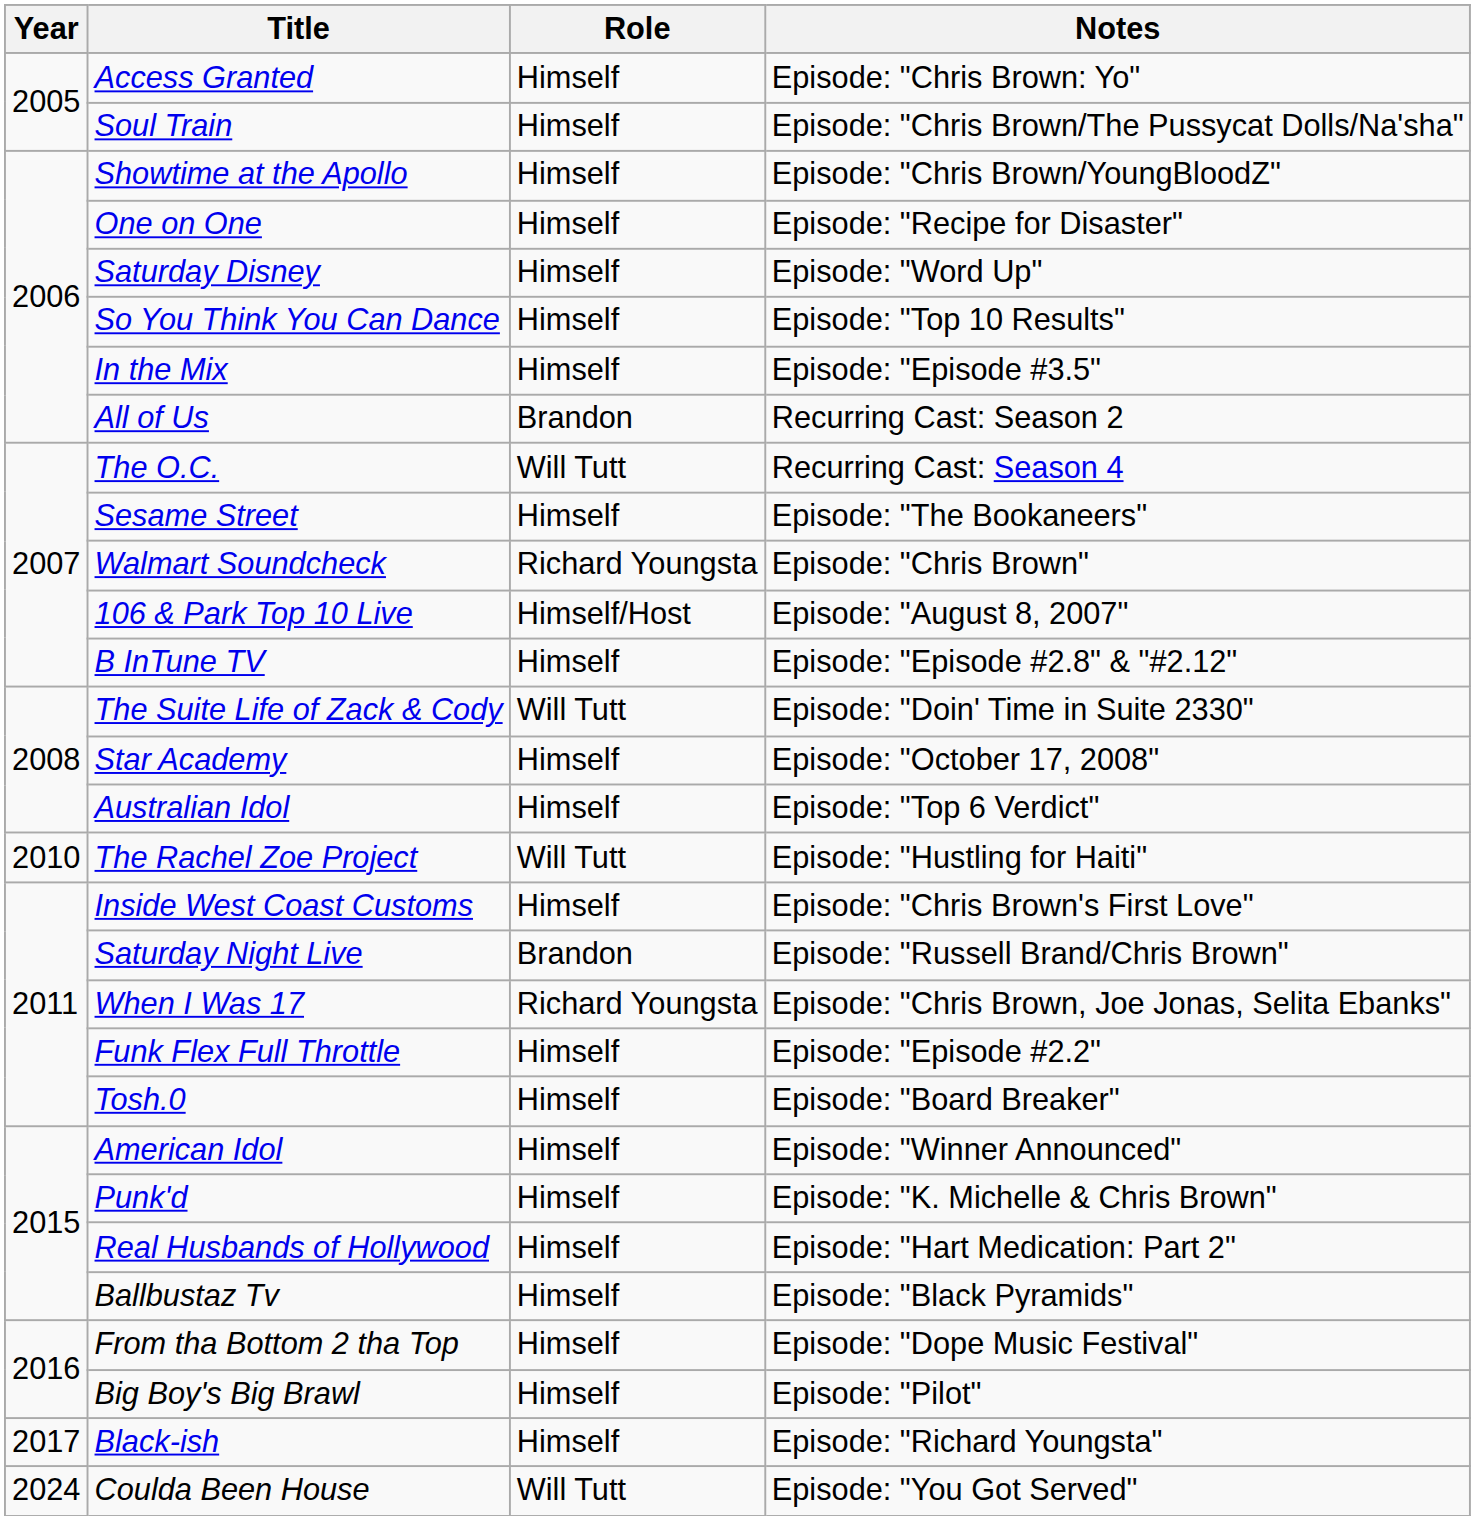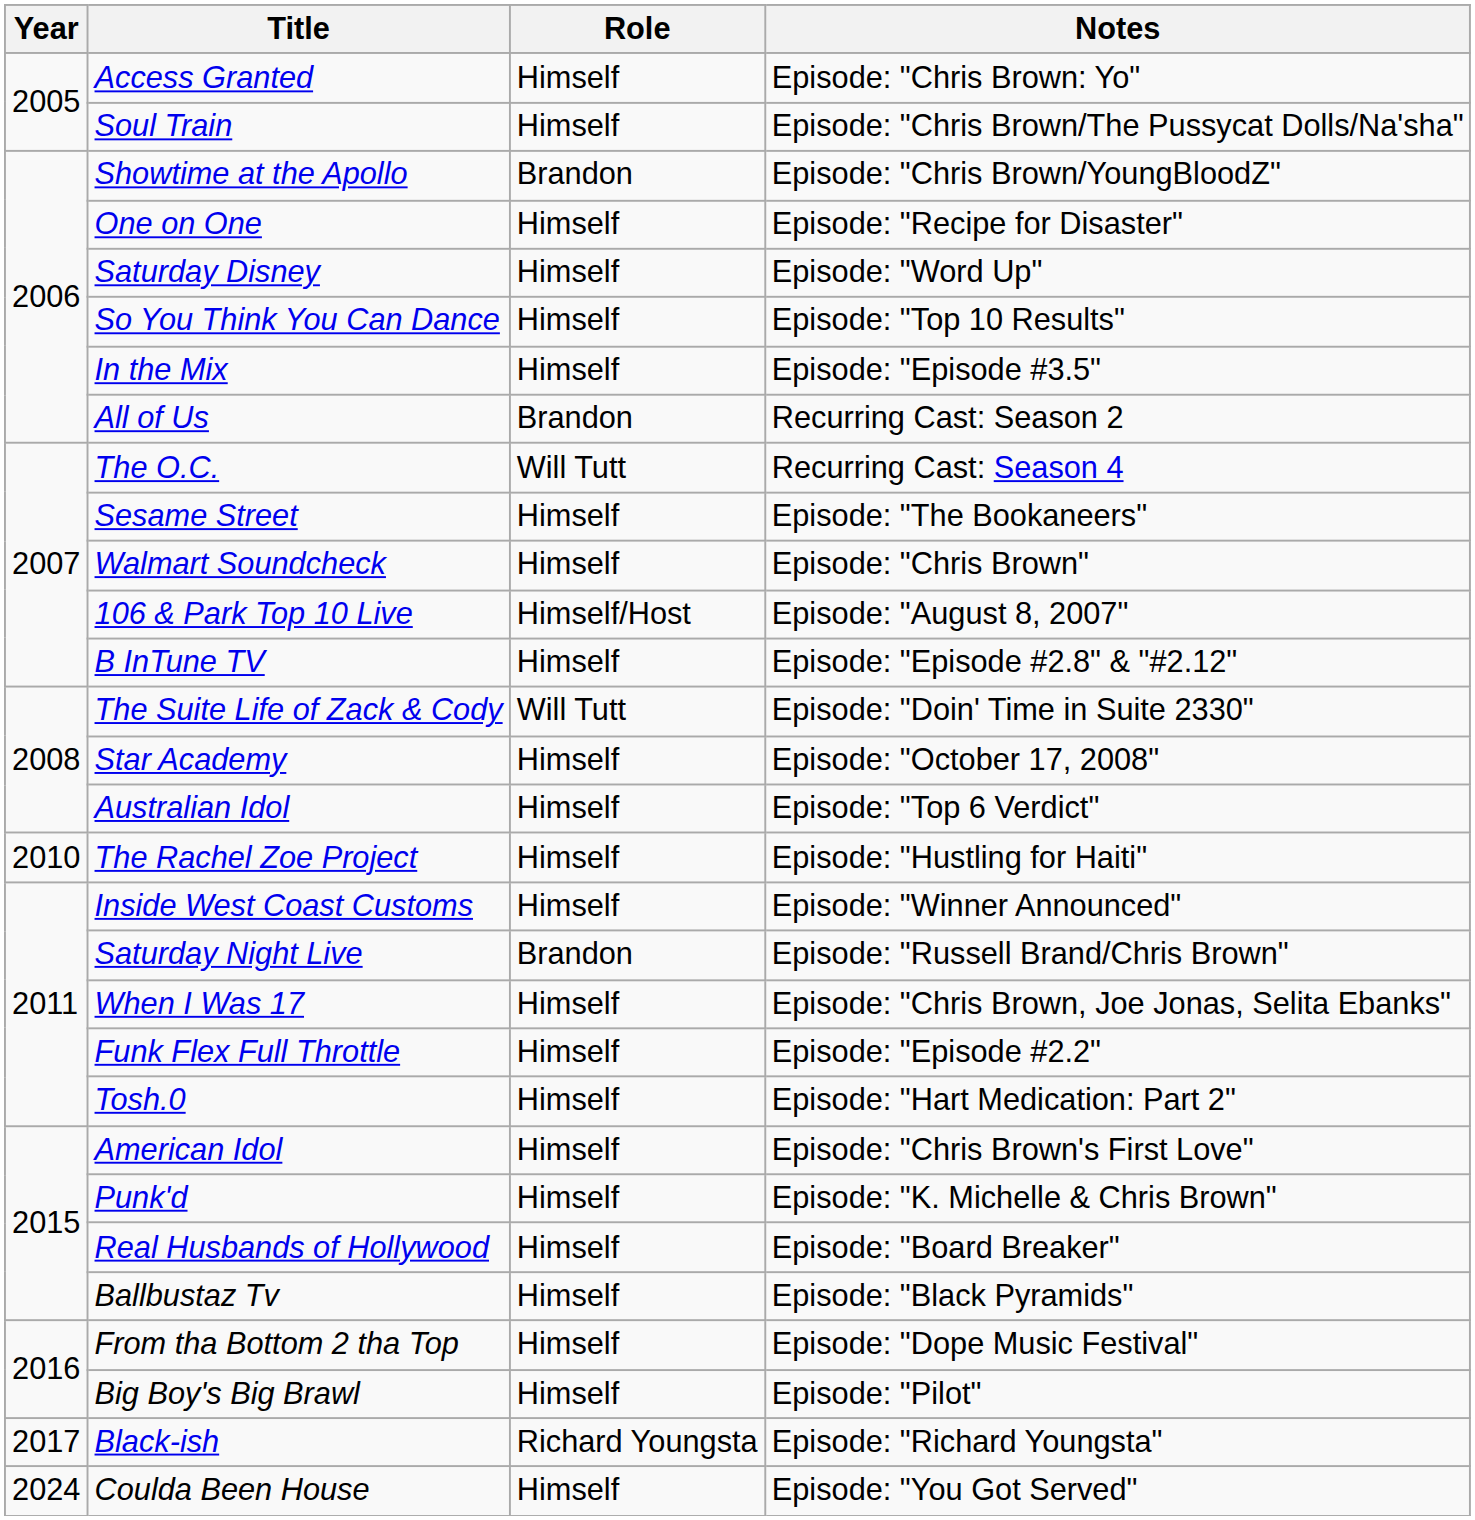(568, 175) Himself -> (575, 175) Brandon
(637, 564) Richard Youngsta -> (568, 564) Himself
(571, 857) Will Tutt -> (568, 857) Himself
(1013, 905) Episode: "Chris Brown's First Love" -> (977, 905) Episode: "Winner Announced"
(637, 1003) Richard Youngsta -> (568, 1003) Himself
(946, 1100) Episode: "Board Breaker" -> (1004, 1100) Episode: "Hart Medication: Part 2"
(977, 1149) Episode: "Winner Announced" -> (1013, 1149) Episode: "Chris Brown's First Love"
(1004, 1246) Episode: "Hart Medication: Part 2" -> (946, 1246) Episode: "Board Breaker"
(568, 1441) Himself -> (637, 1441) Richard Youngsta
(571, 1490) Will Tutt -> (568, 1490) Himself
